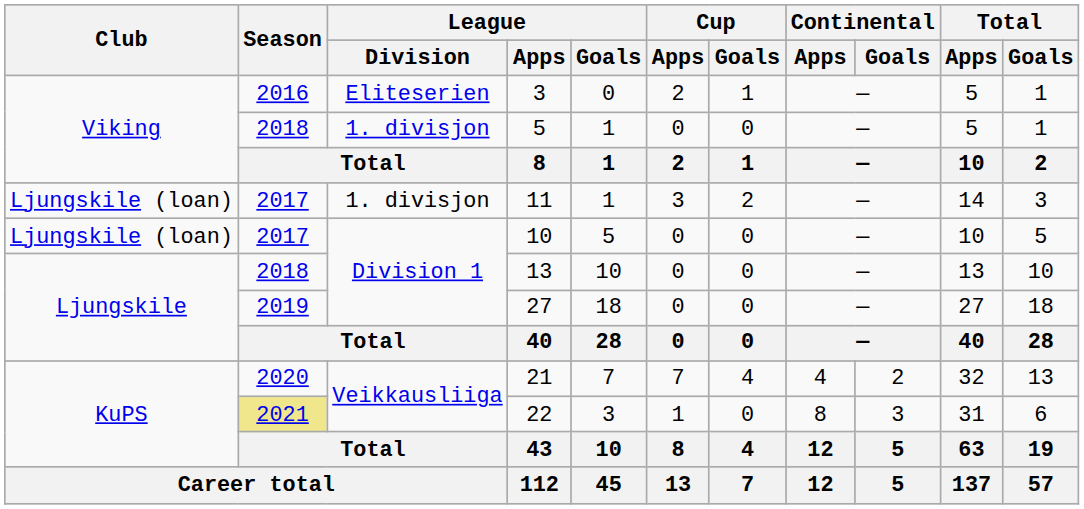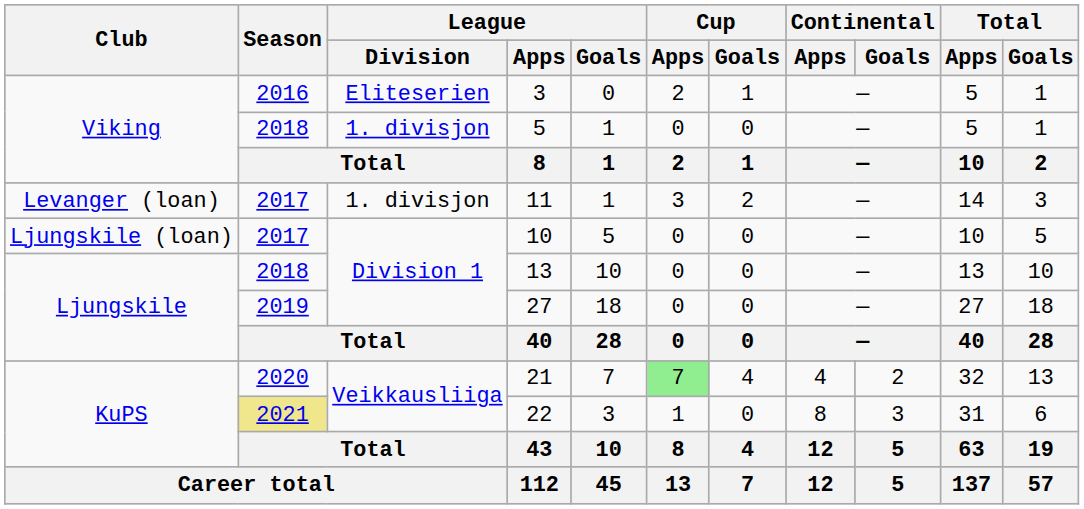(121, 201) Ljungskile (loan) -> (121, 201) Levanger (loan)
(678, 379) no background -> (678, 379) lightgreen background
